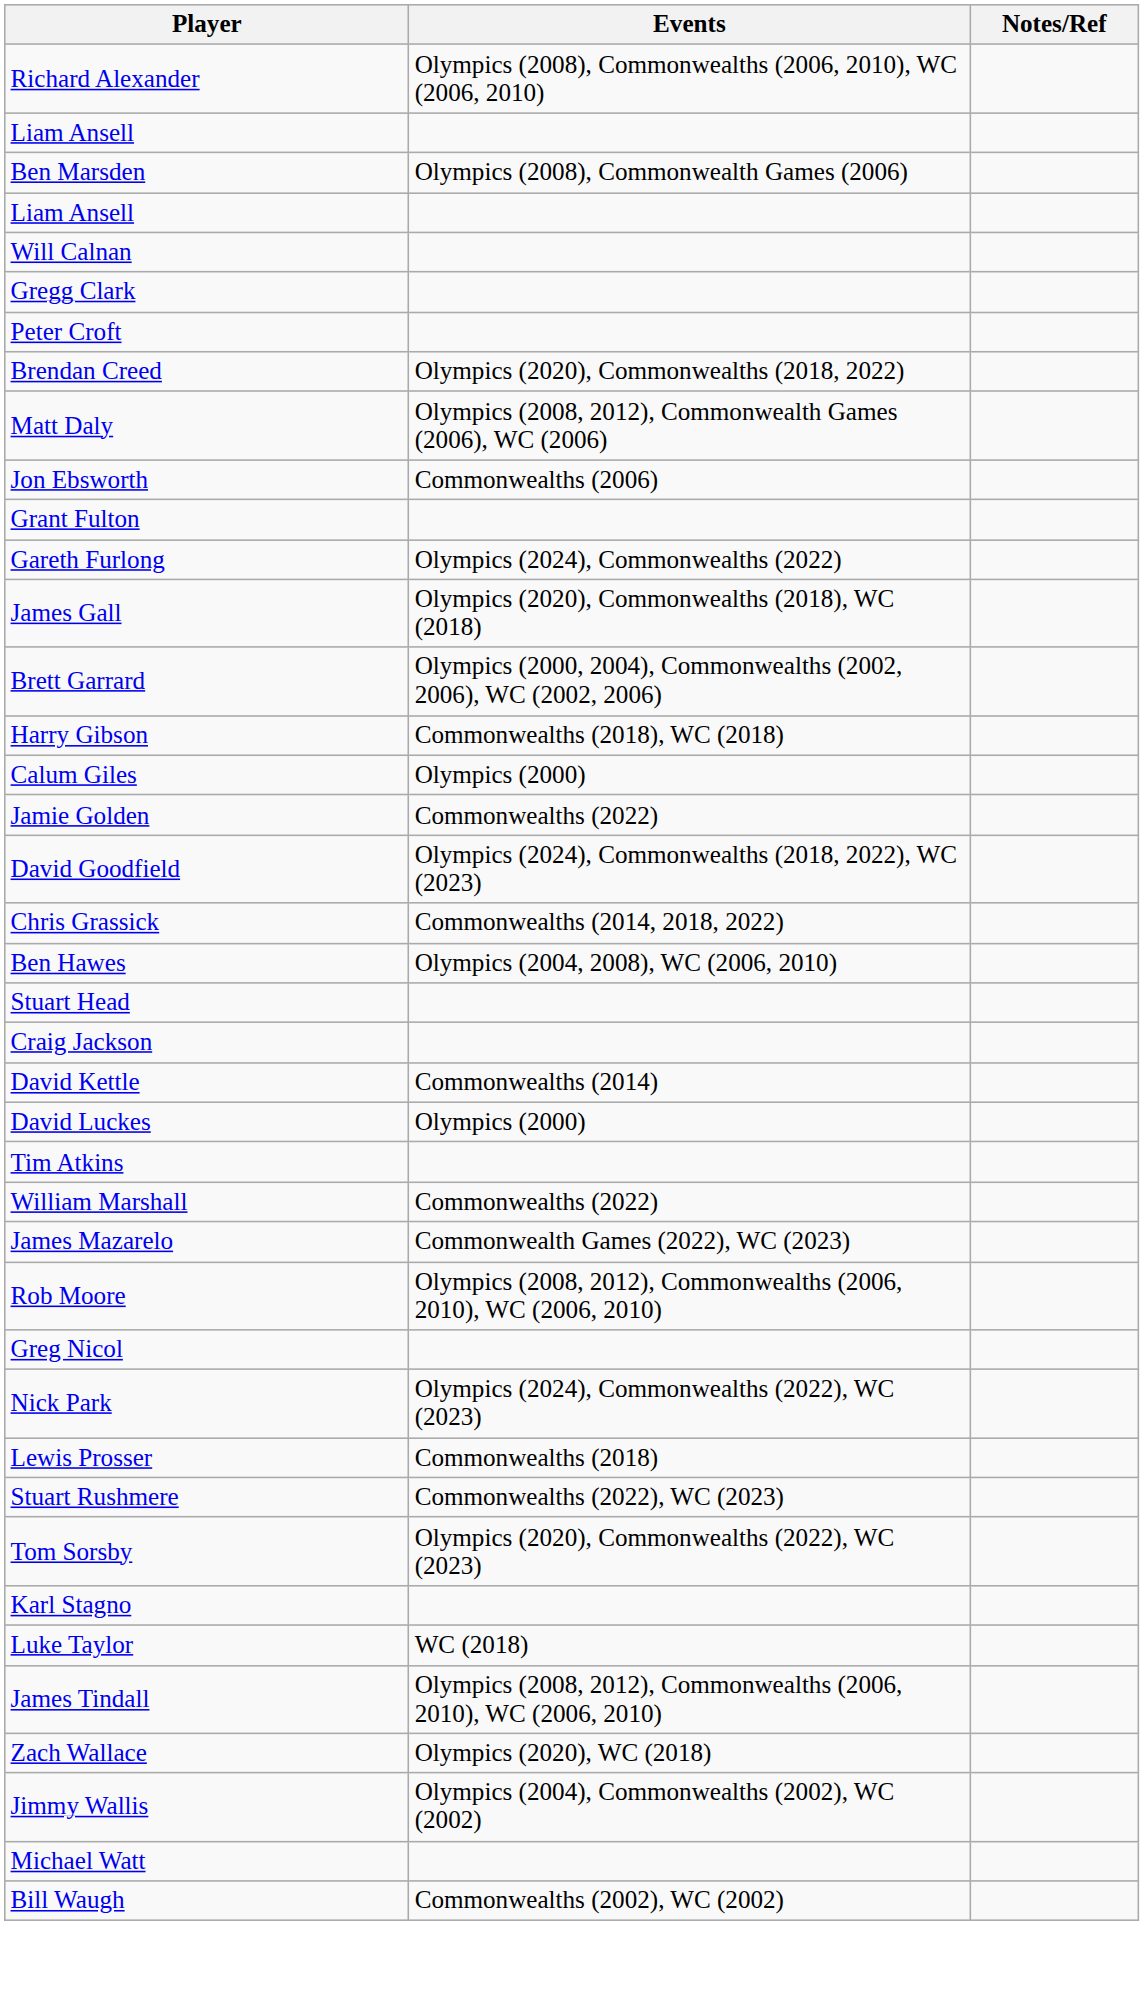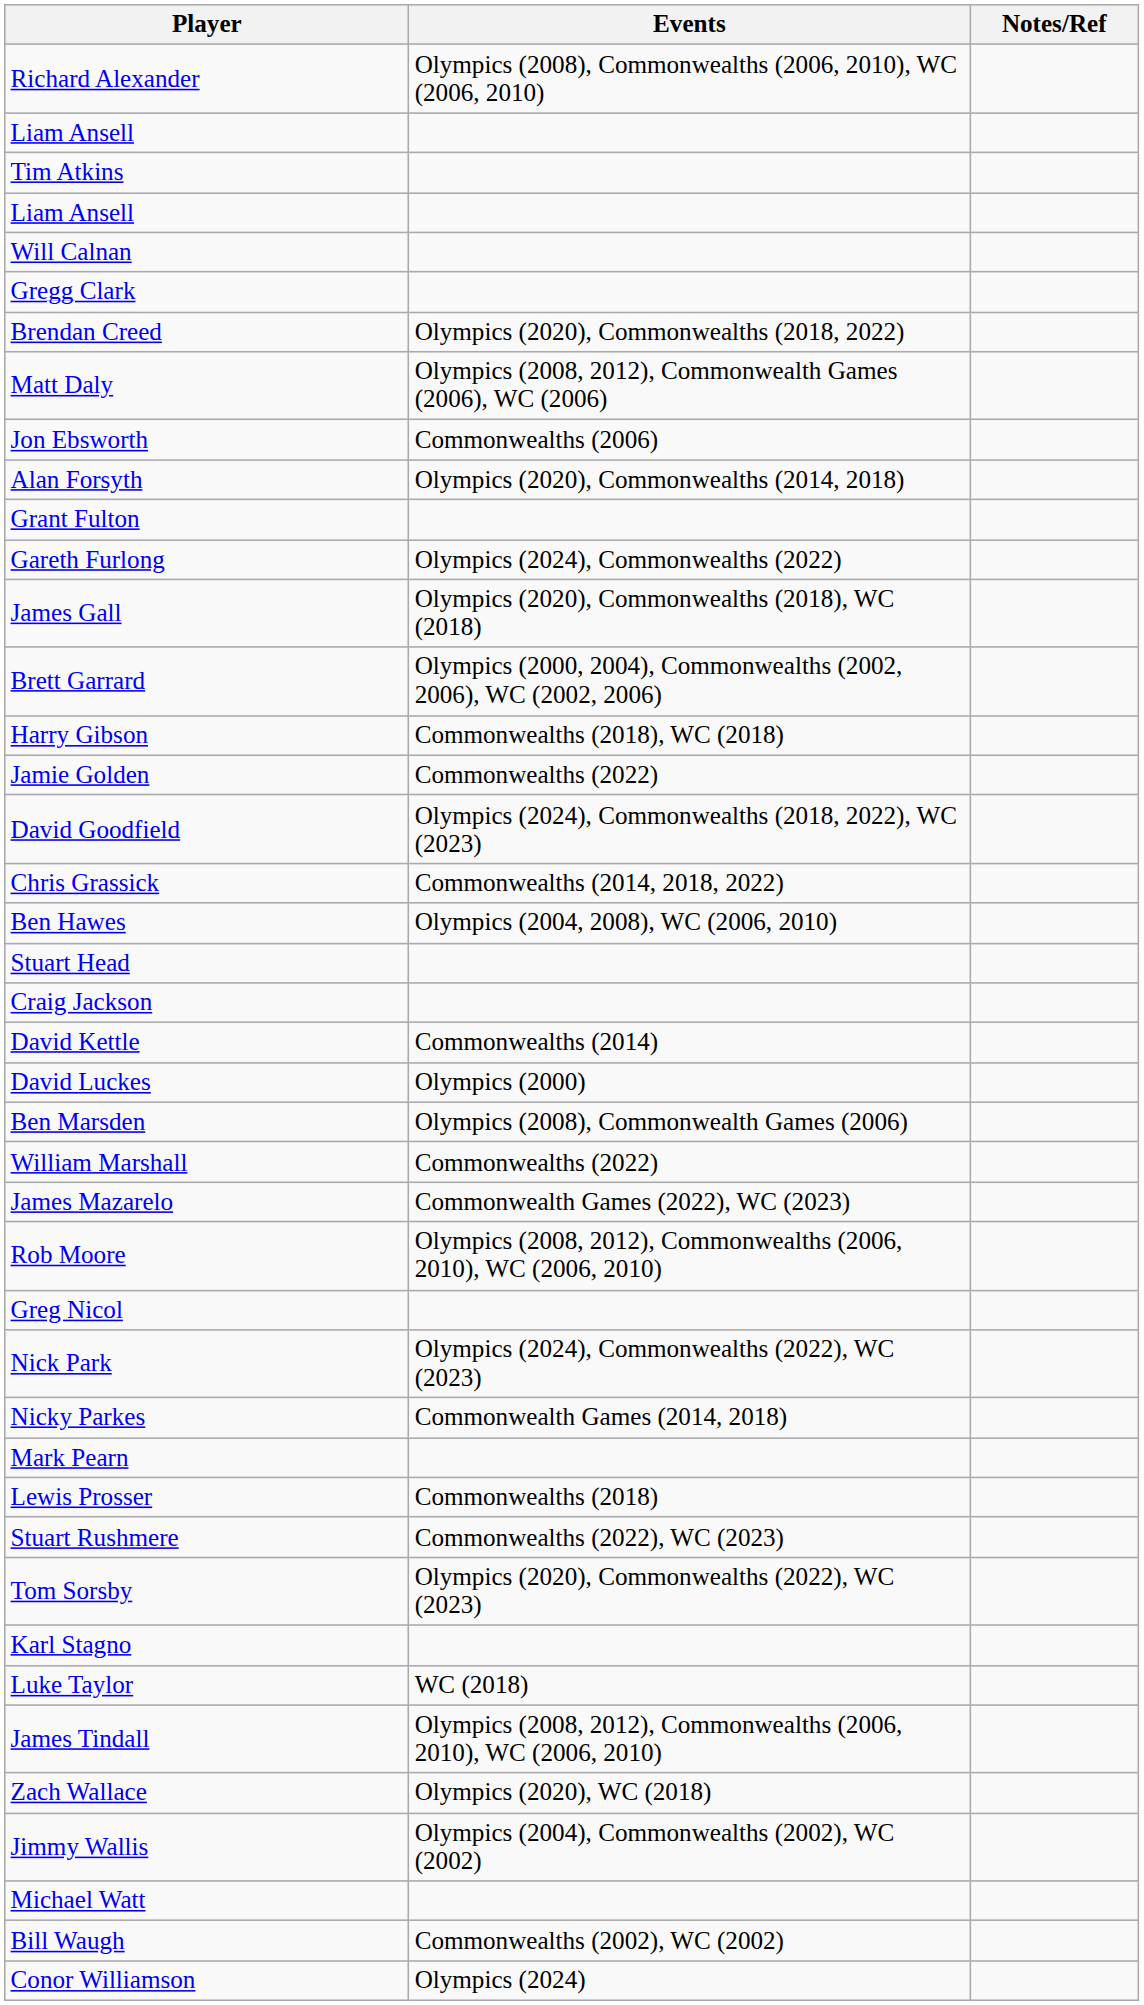rows swapped: (67, 1161) <-> (78, 172)
- row: (66, 331)
+ row: (77, 479)
- row: (74, 774)
+ row: (78, 1417)
+ row: (70, 1457)
+ row: (103, 1980)
